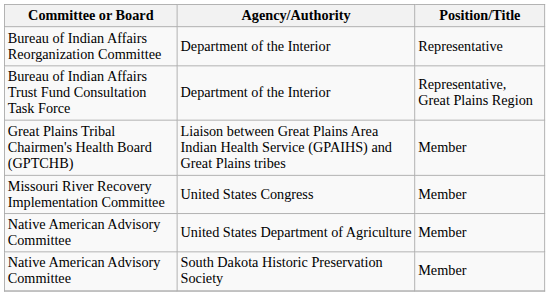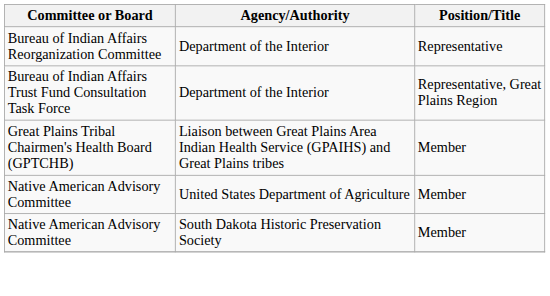- row: (86, 194)
